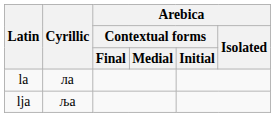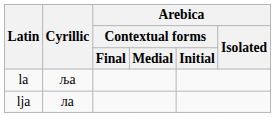(67, 79) ла -> (67, 79) ља
(67, 101) ља -> (67, 101) ла
